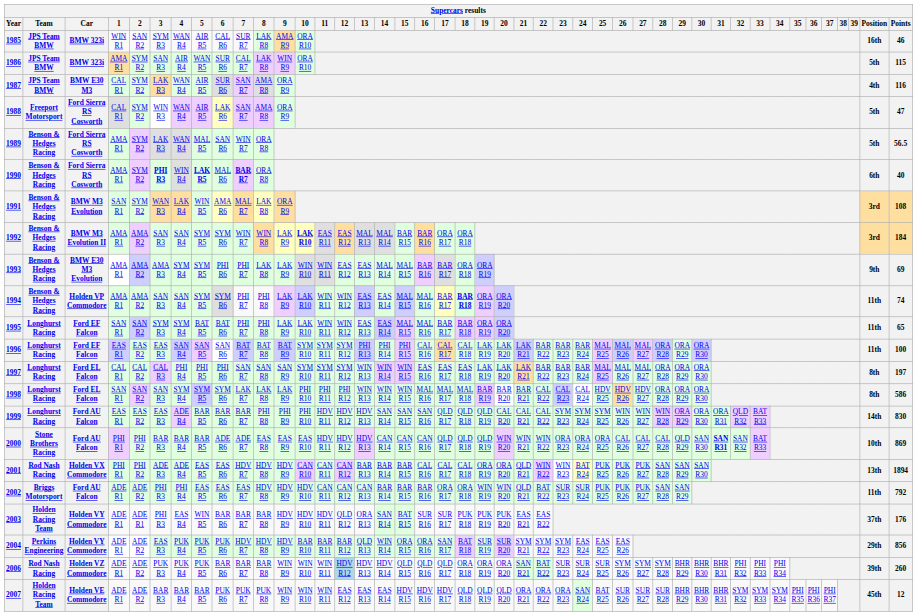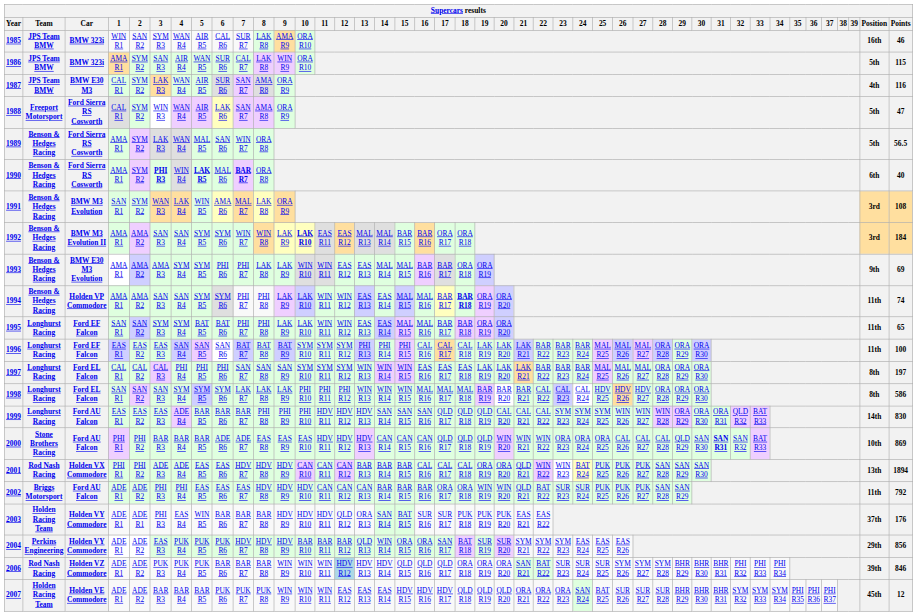(901, 568) 260 -> (901, 568) 846
